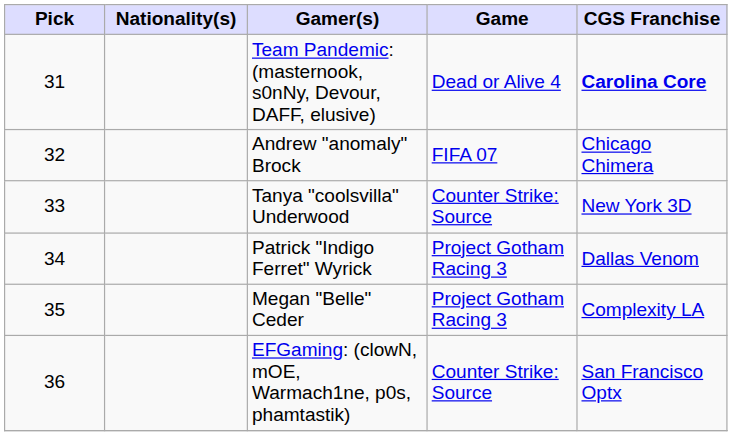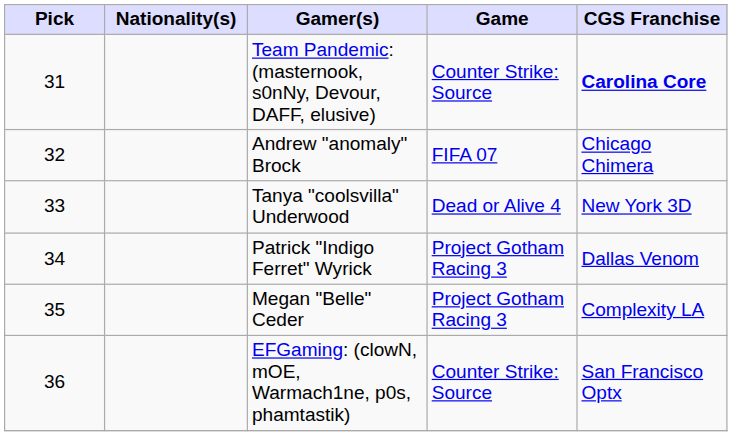(496, 81) Dead or Alive 4 -> (495, 81) Counter Strike: Source
(495, 206) Counter Strike: Source -> (496, 206) Dead or Alive 4
